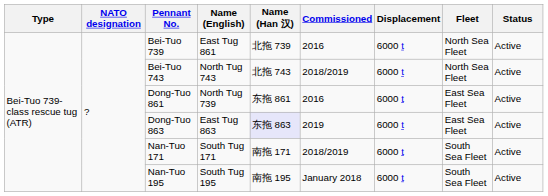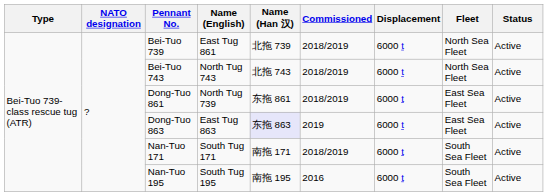(313, 46) 2016 -> (325, 46) 2018/2019
(313, 98) 2016 -> (325, 98) 2018/2019
(332, 178) January 2018 -> (313, 178) 2016
